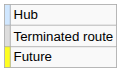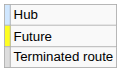rows swapped: (33, 57) <-> (63, 36)
